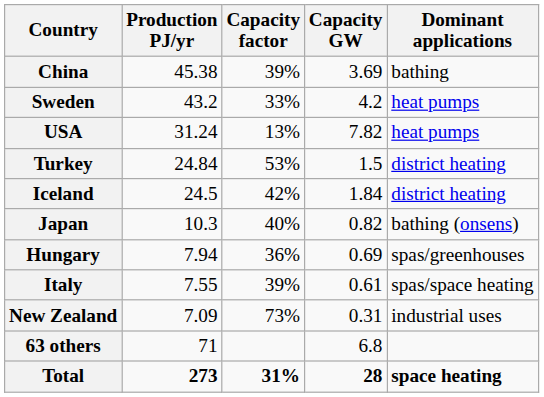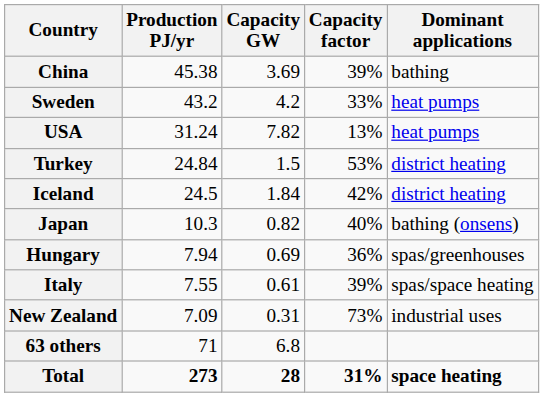columns swapped: (346, 30) <-> (263, 30)
